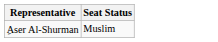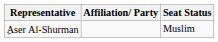+ column: (121, 12)
